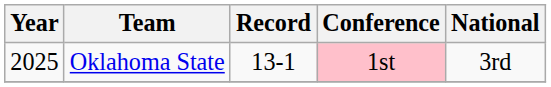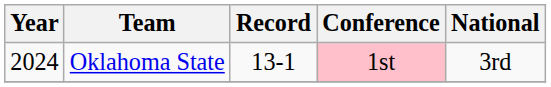(34, 61) 2025 -> (34, 61) 2024
